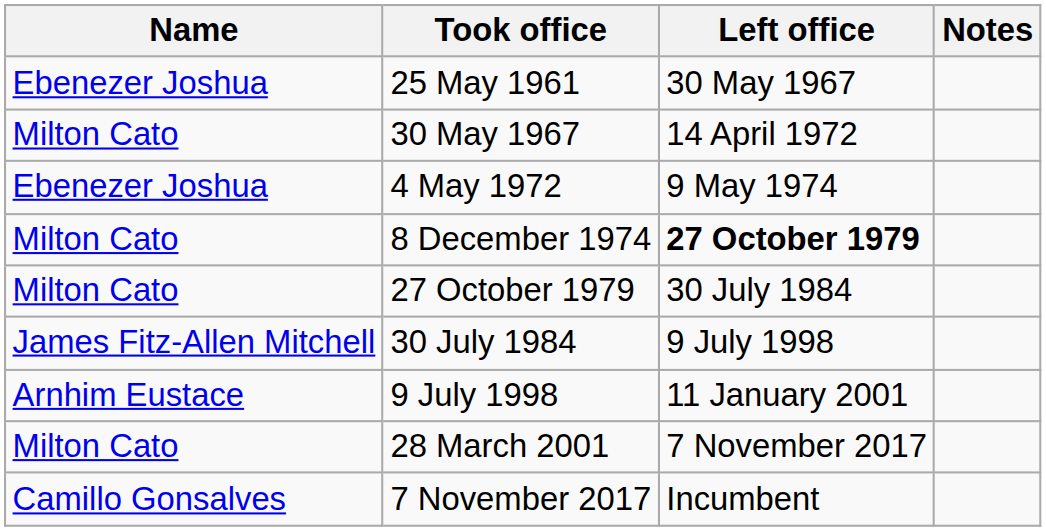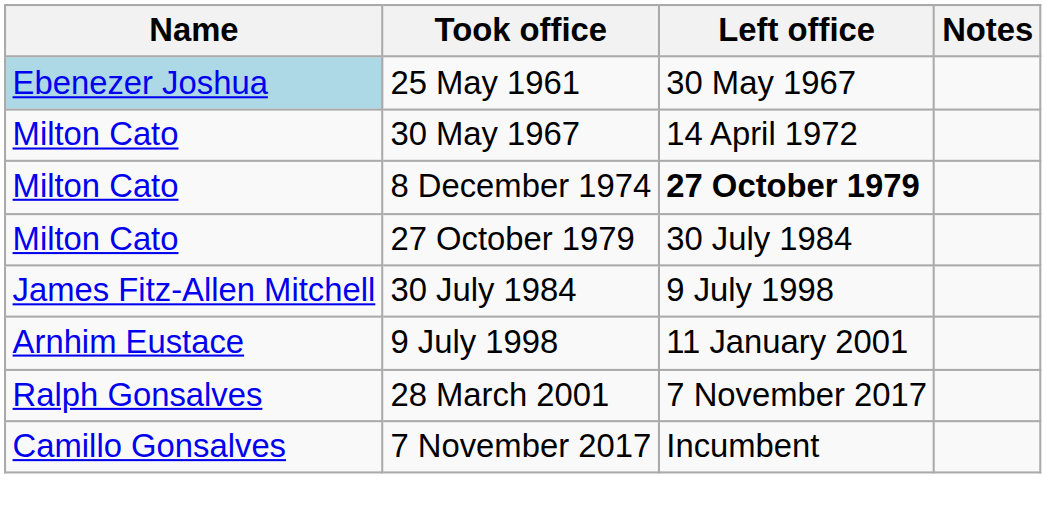(140, 82) no background -> (140, 82) lightblue background
- row: (476, 186)
(96, 446) Milton Cato -> (137, 394) Ralph Gonsalves
